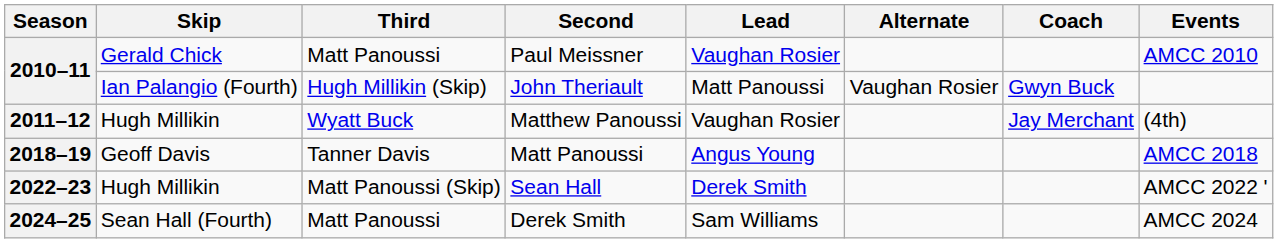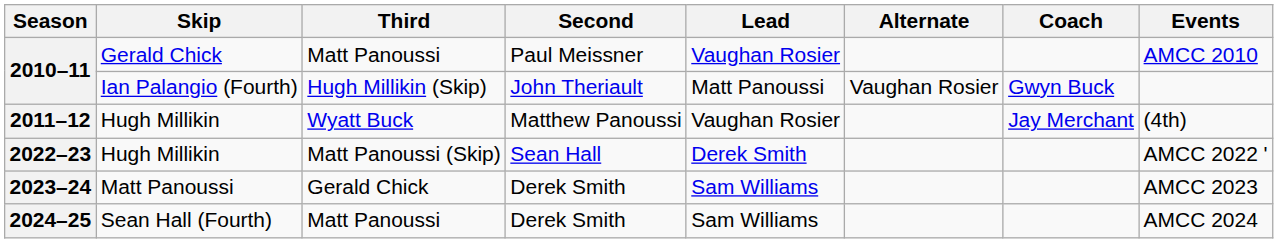- row: (50, 154)
+ row: (50, 187)
